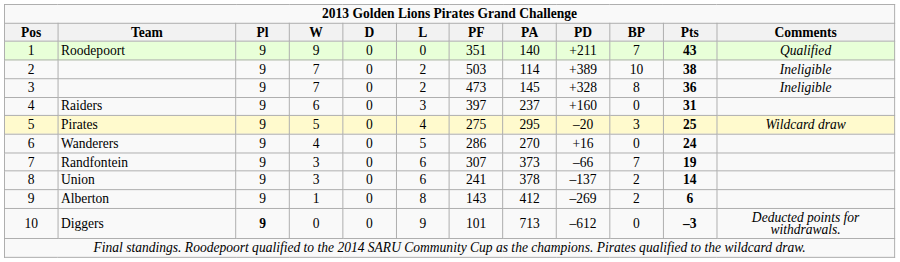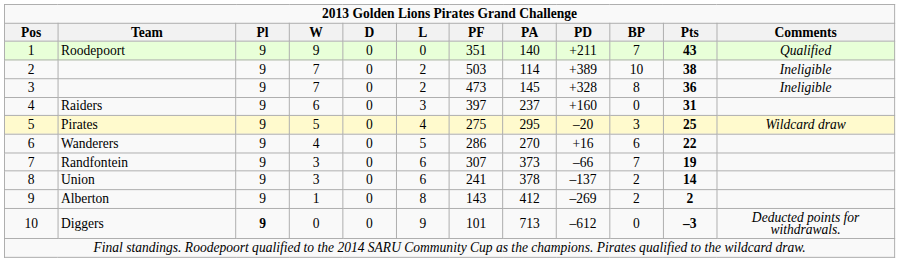(636, 143) 0 -> (636, 143) 6
(690, 143) 24 -> (690, 143) 22
(690, 199) 6 -> (690, 199) 2
